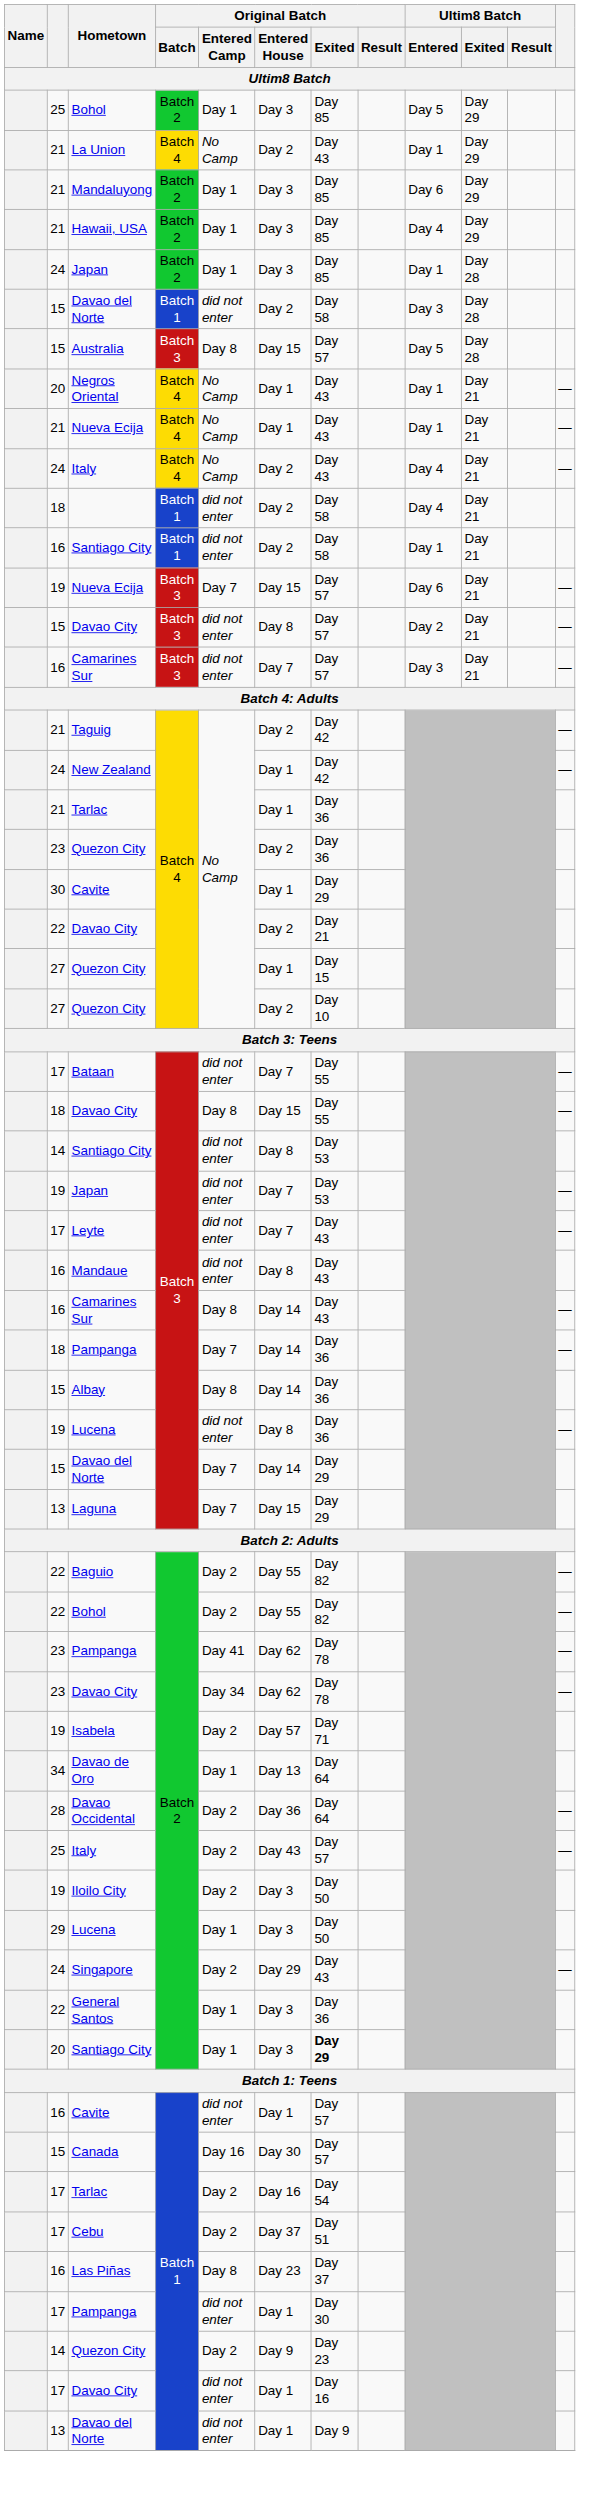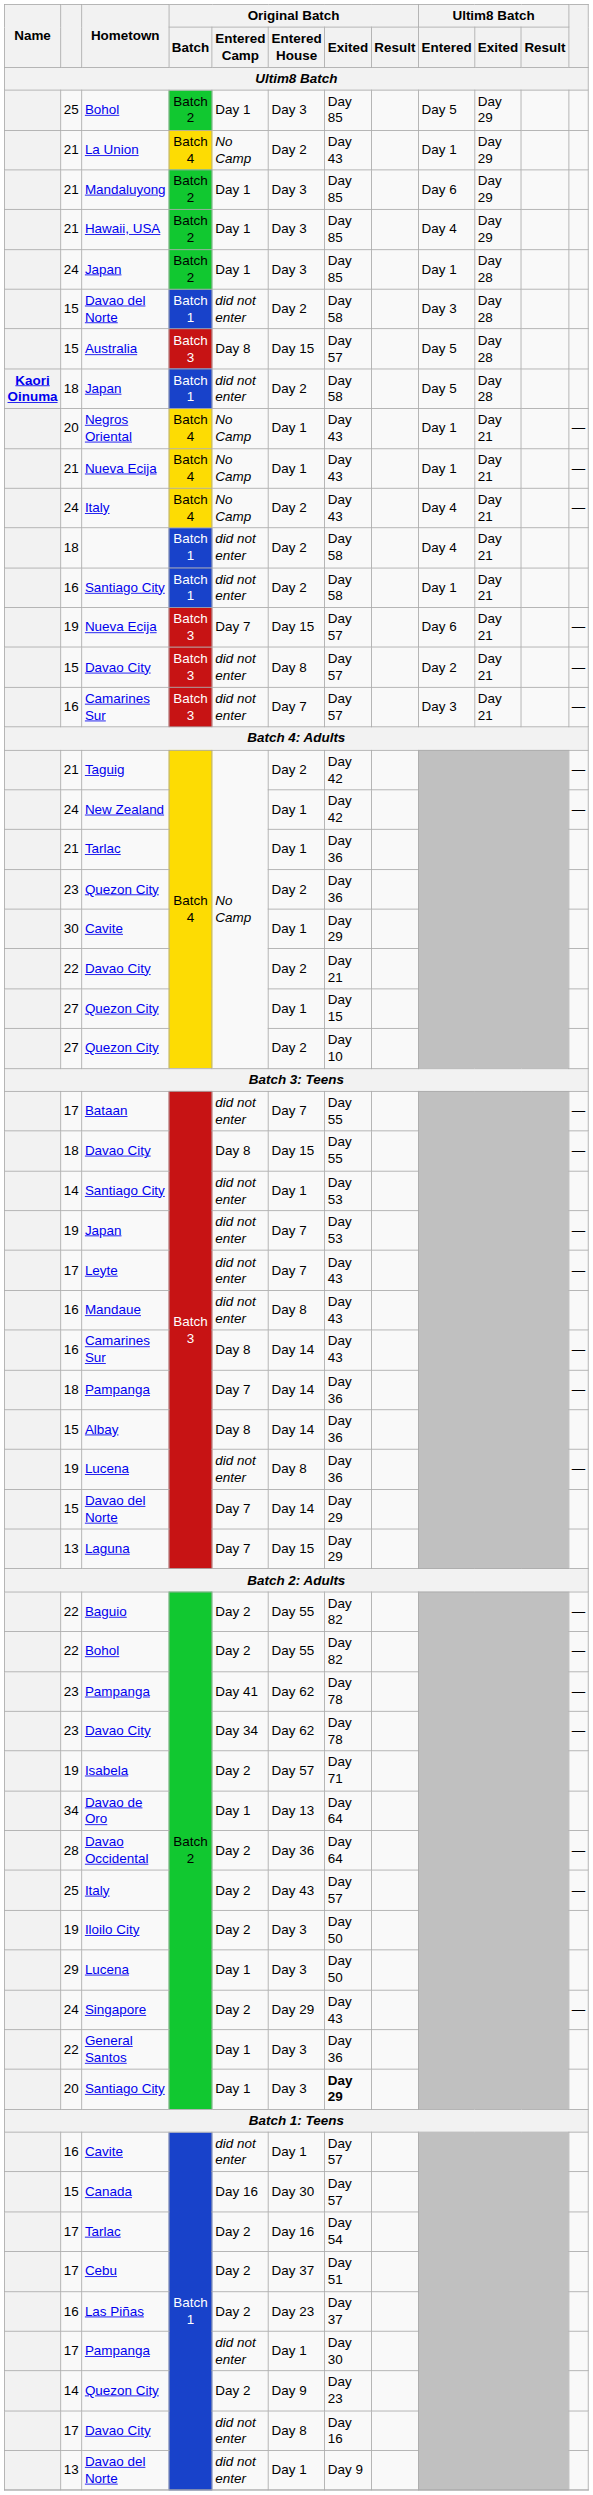+ row: (71, 388)
(276, 1151) Day 8 -> (289, 1190) Day 1
(219, 2271) Day 8 -> (233, 2311) Day 2
(276, 2390) Day 1 -> (289, 2430) Day 8
